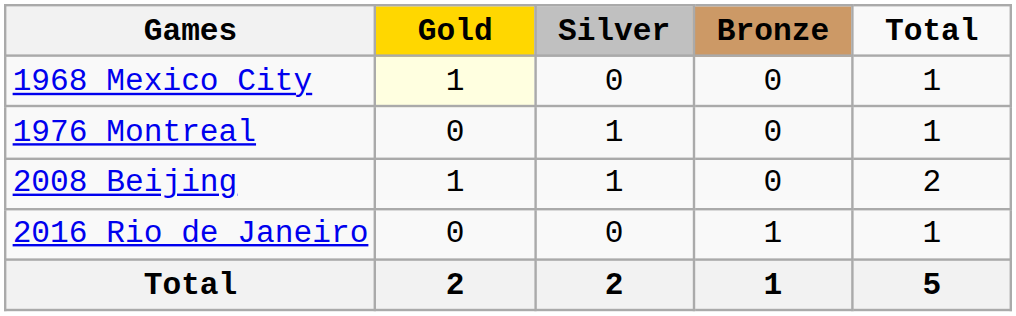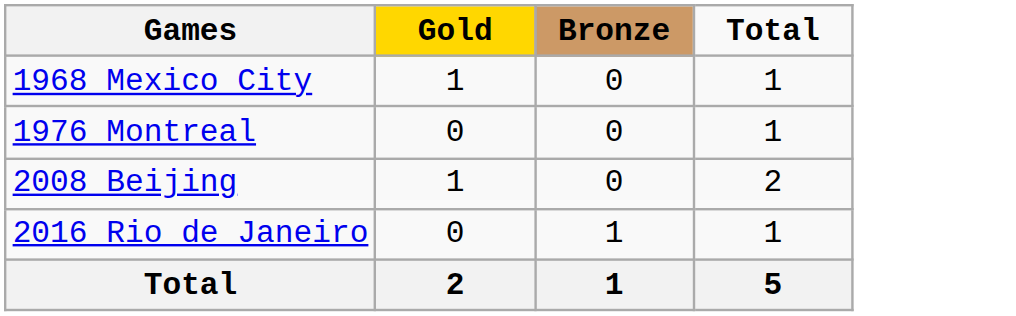- column: (614, 31)
(455, 81) lightyellow background -> (455, 81) no background
